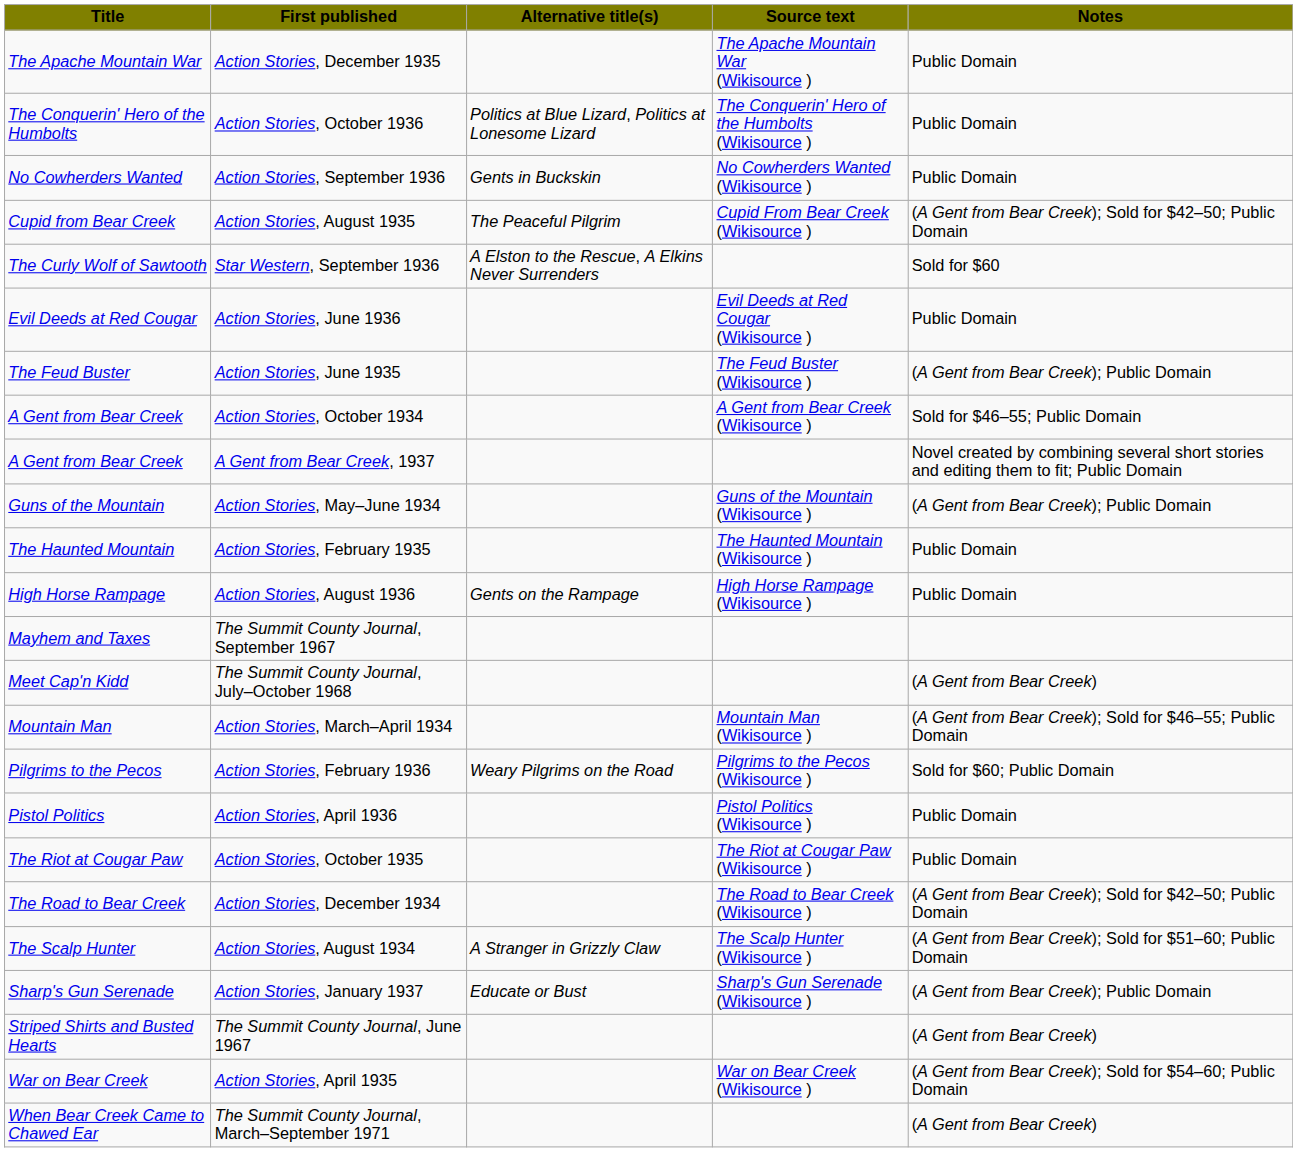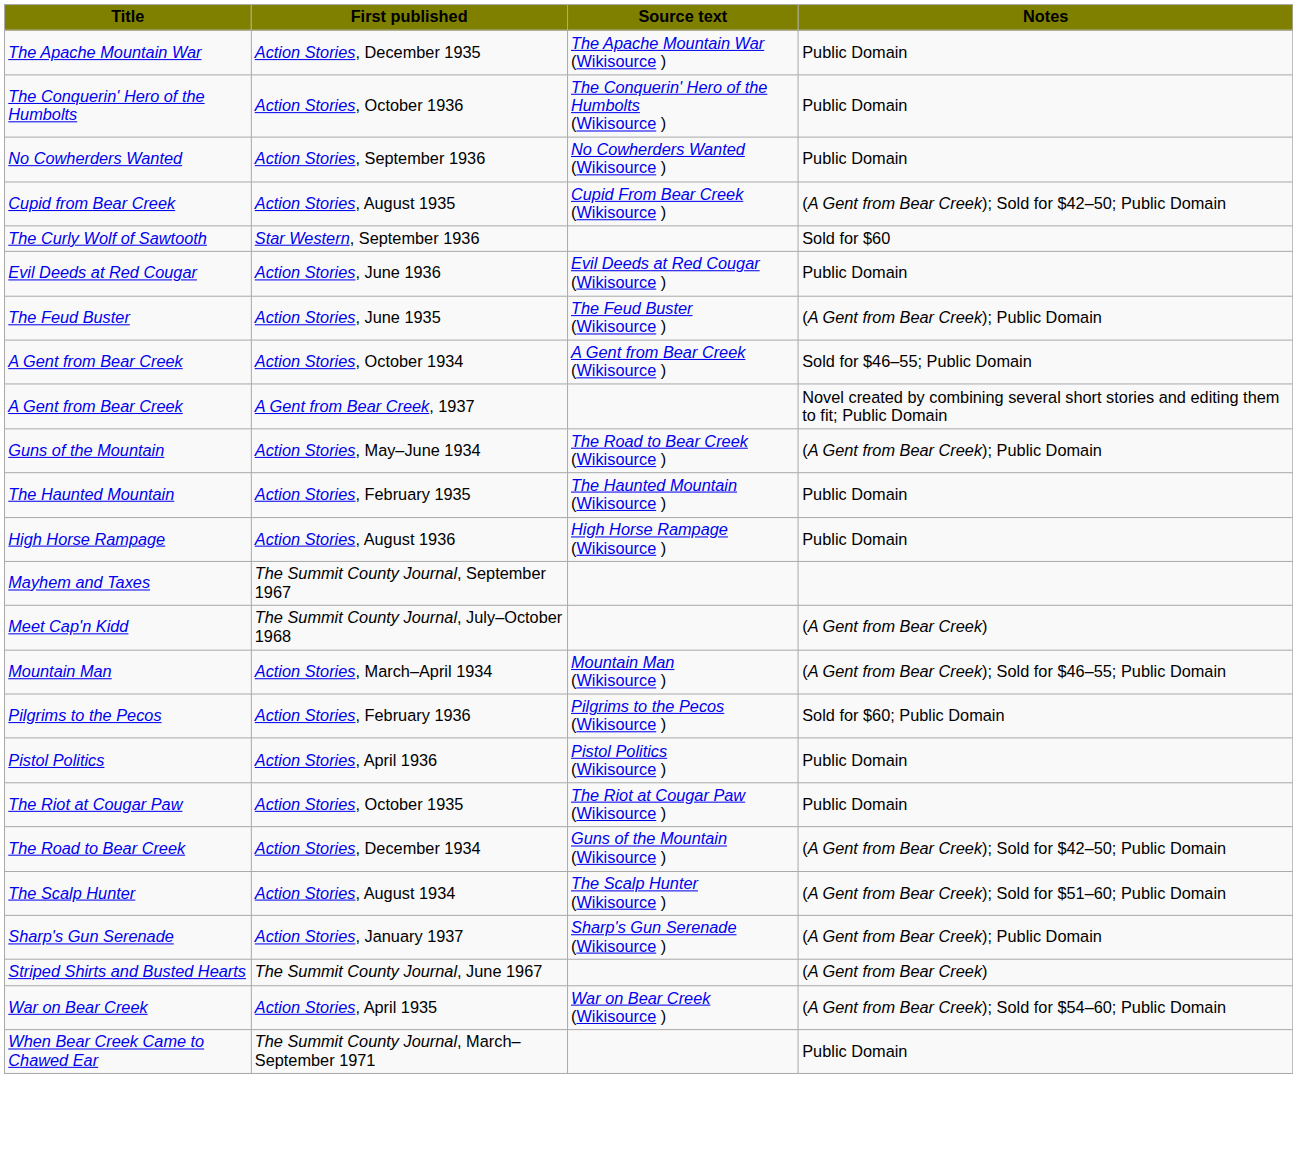- column: (590, 17)
(795, 505) Guns of the Mountain (Wikisource ) -> (659, 450) The Road to Bear Creek (Wikisource )
(805, 903) The Road to Bear Creek (Wikisource ) -> (649, 848) Guns of the Mountain (Wikisource )
(1004, 1125) (A Gent from Bear Creek) -> (855, 1051) Public Domain
